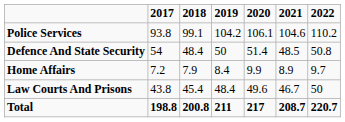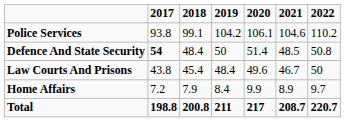(156, 51) normal -> (156, 51) bold
rows swapped: (69, 88) <-> (41, 70)
